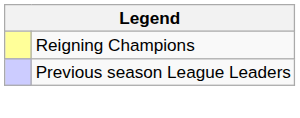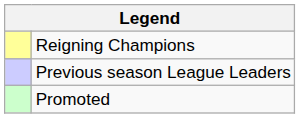+ row: (73, 99)
